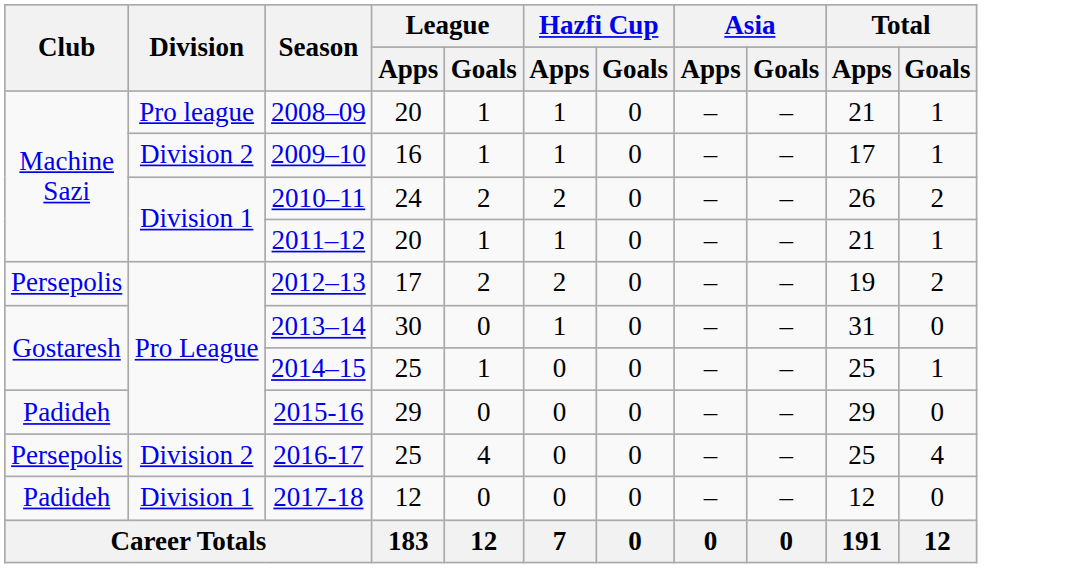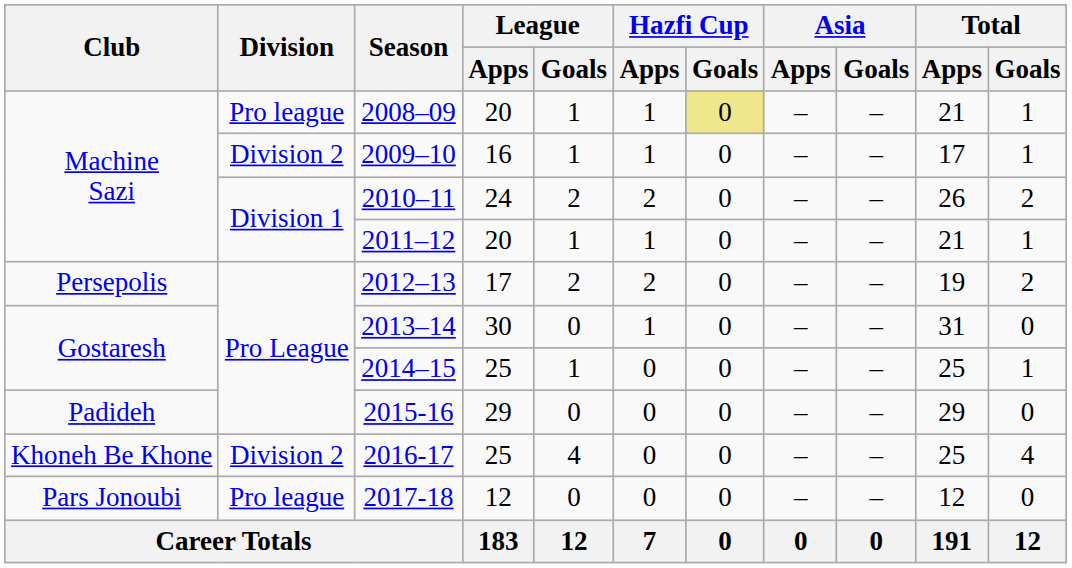(635, 111) no background -> (725, 111) khaki background
(67, 454) Persepolis -> (112, 454) Khoneh Be Khone
(67, 497) Padideh -> (112, 497) Pars Jonoubi
(197, 497) Division 1 -> (287, 497) Pro league
